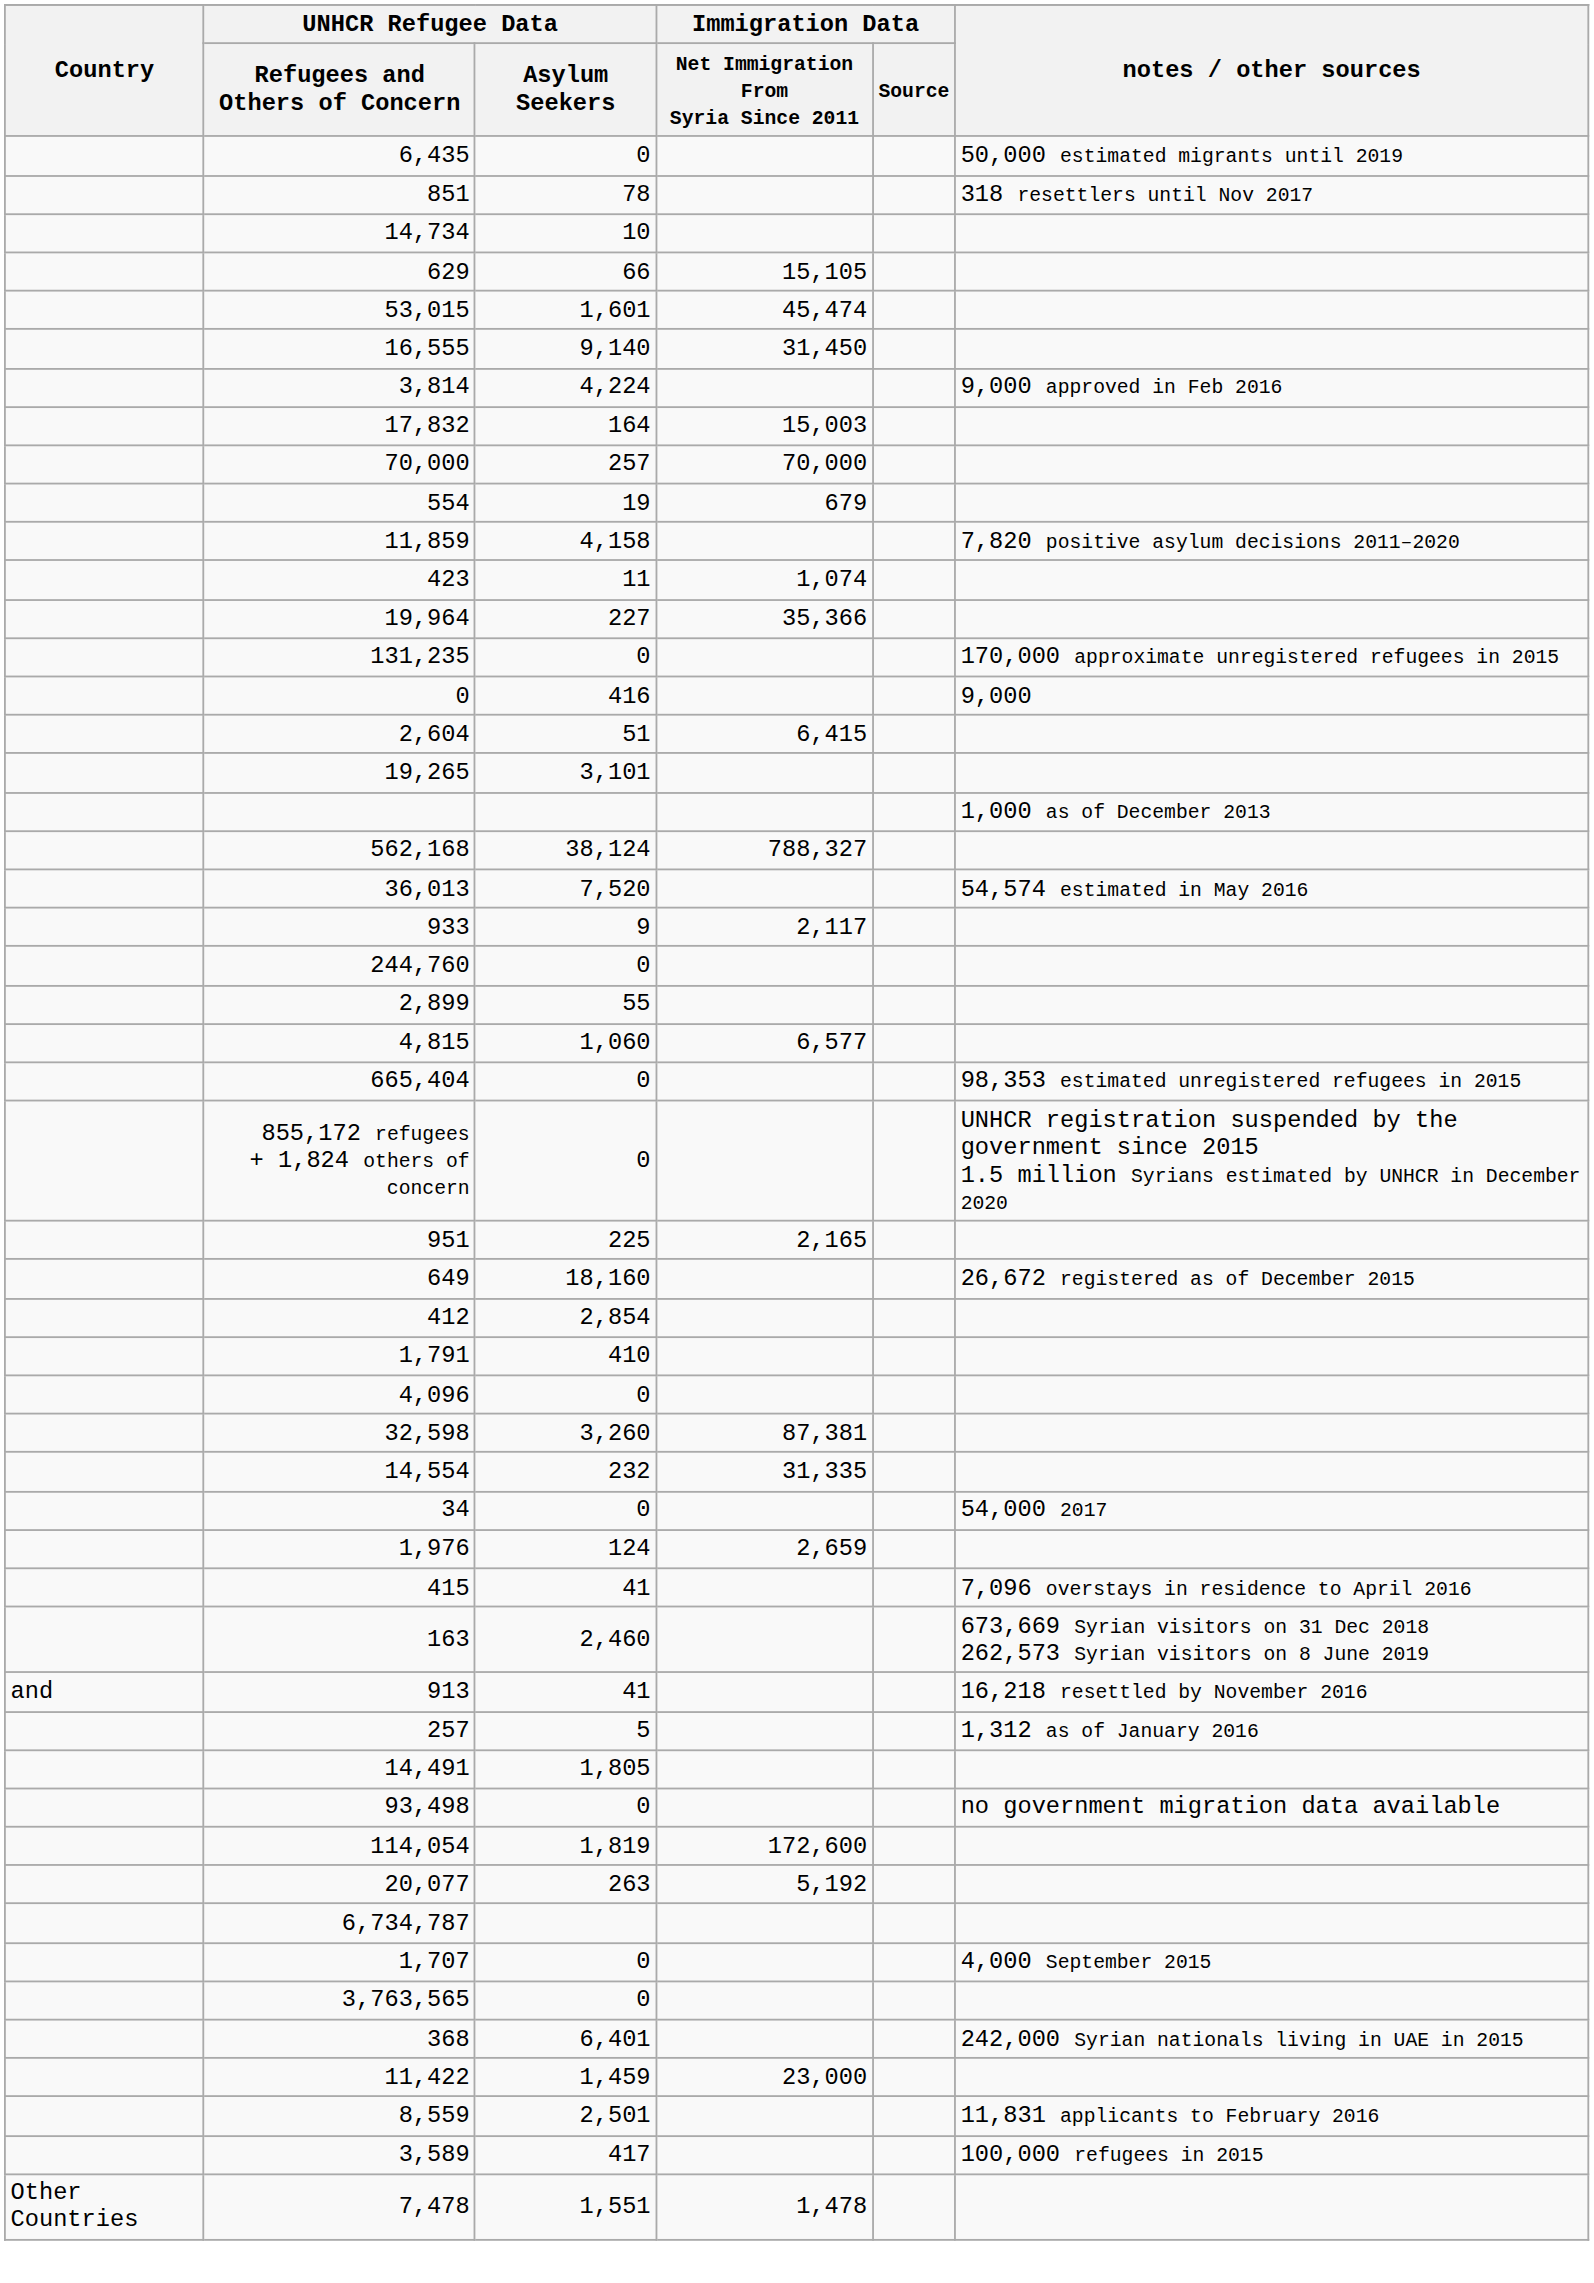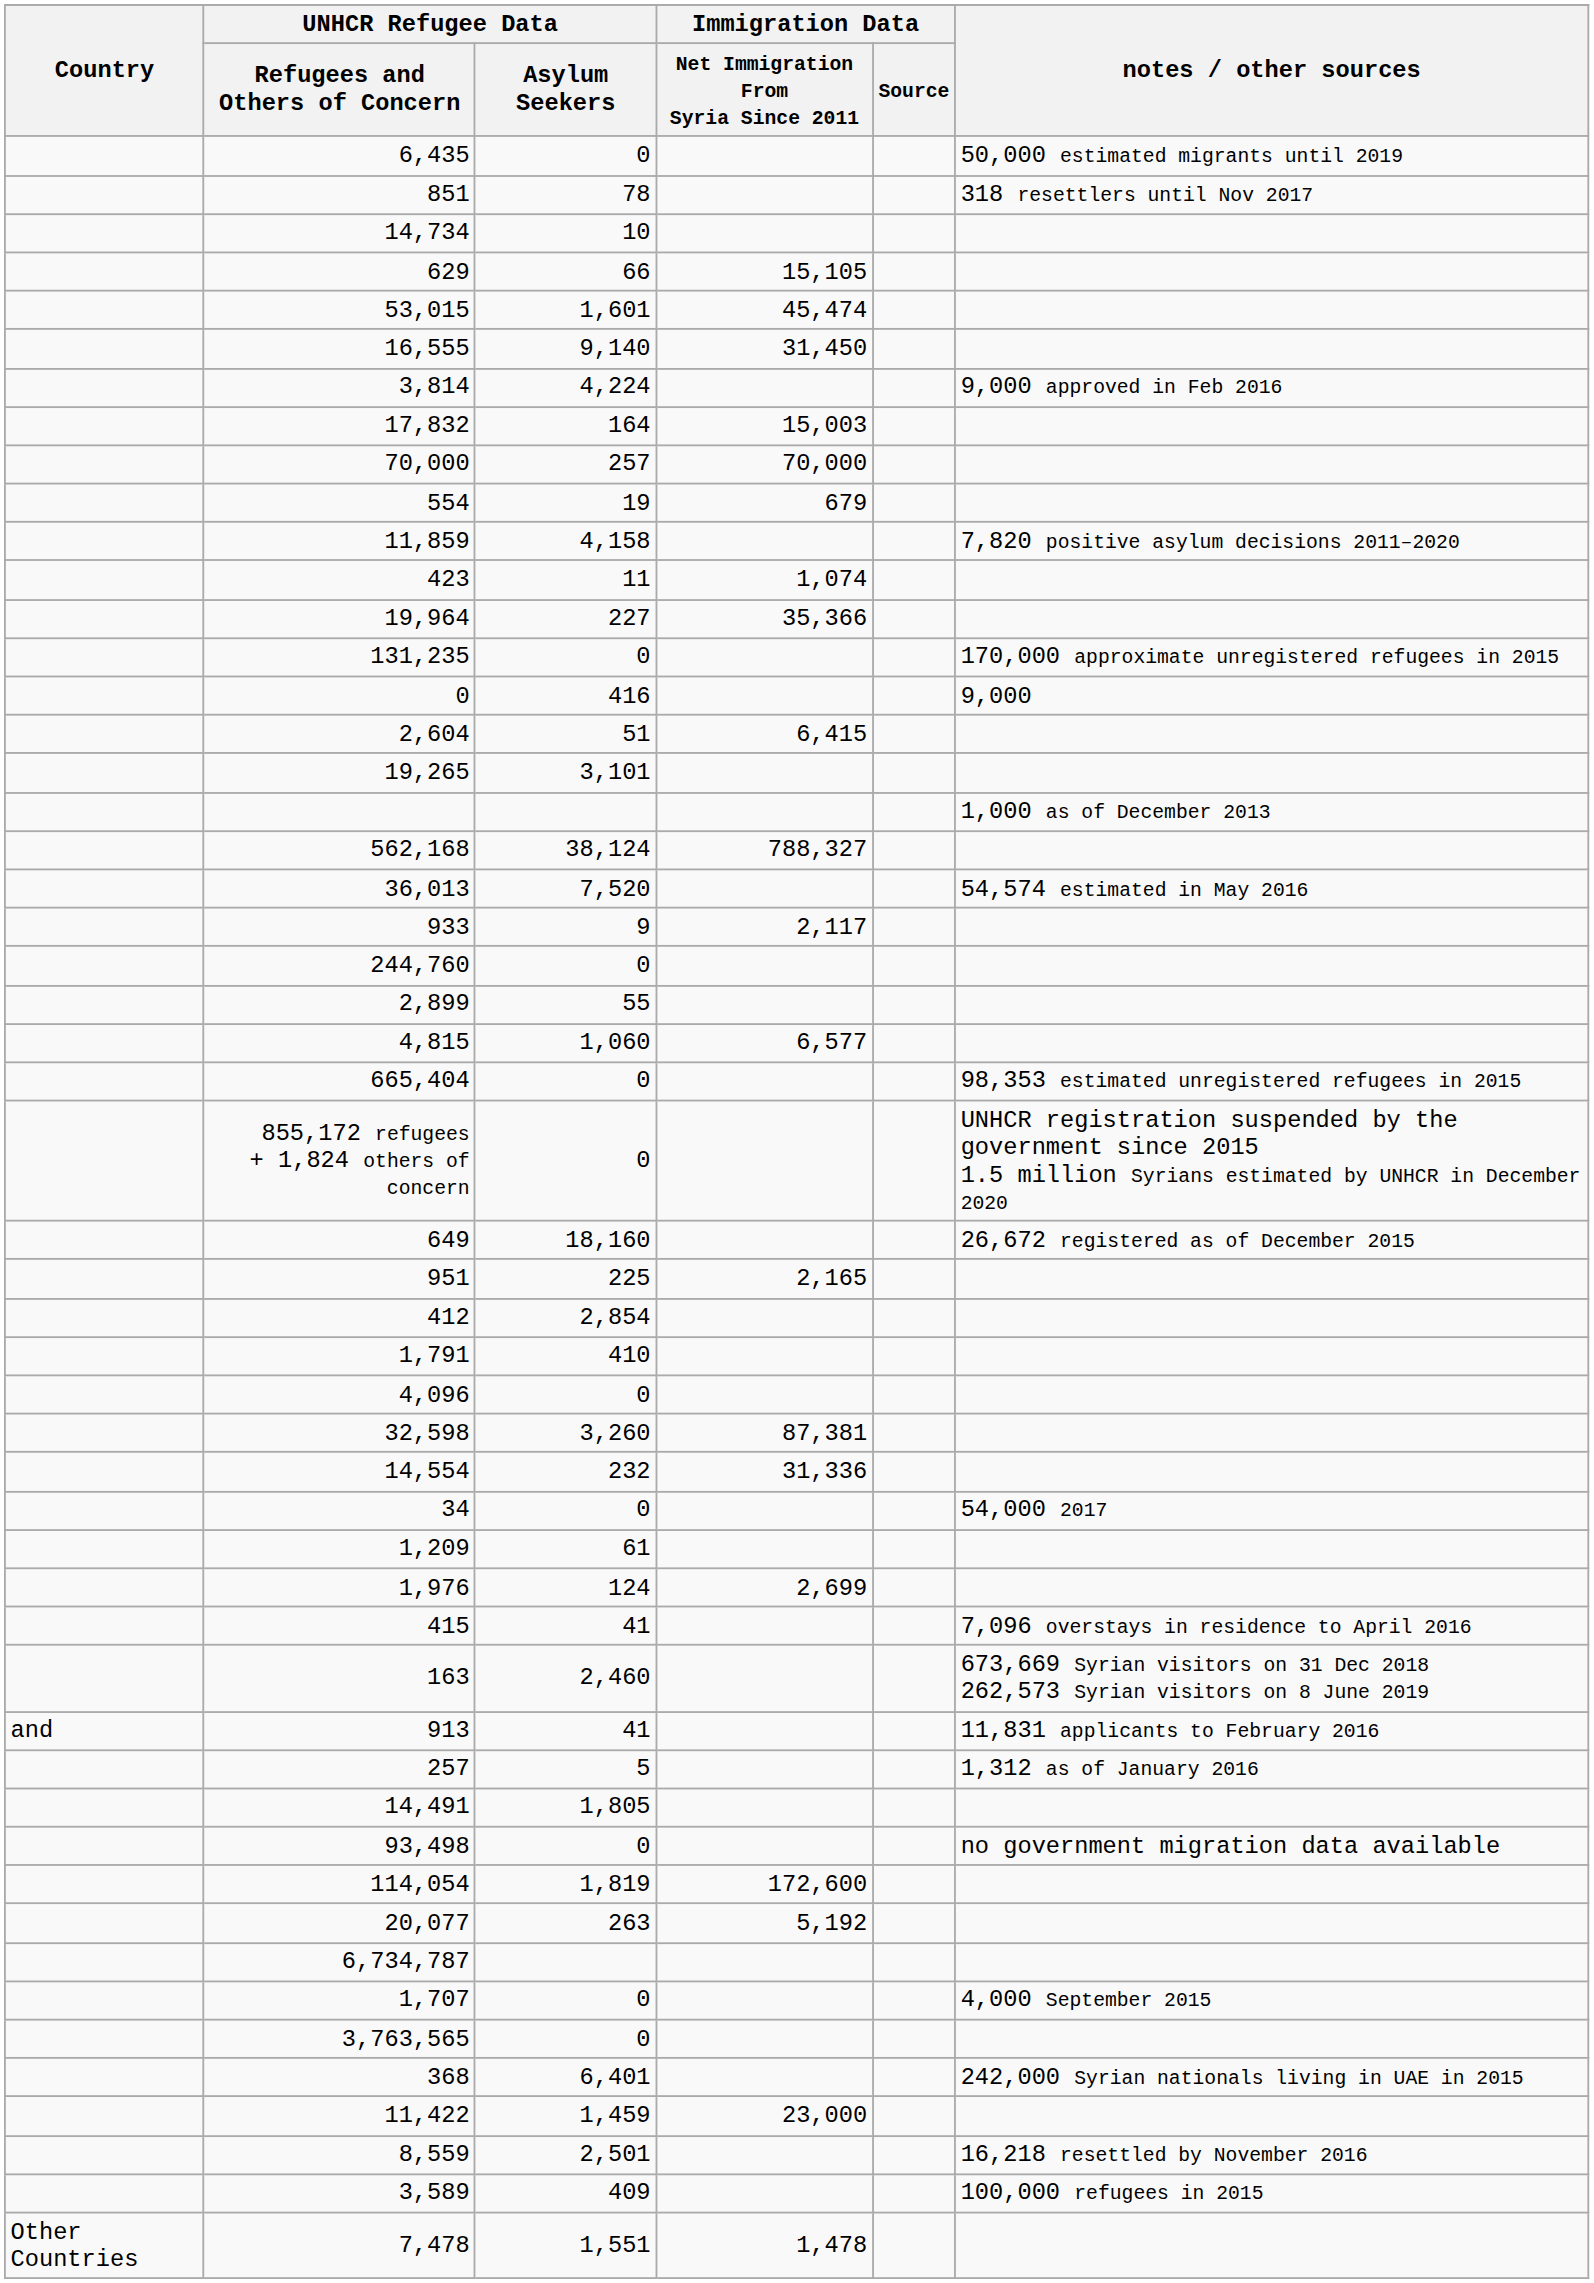rows swapped: (448, 1279) <-> (448, 1240)
(825, 1472) 31,335 -> (825, 1472) 31,336
+ row: (434, 1549)
(832, 1549) 2,659 -> (832, 1587) 2,699
(1164, 1692) 16,218 resettled by November 2016 -> (1170, 1730) 11,831 applicants to February 2016
(1170, 2116) 11,831 applicants to February 2016 -> (1164, 2155) 16,218 resettled by November 2016
(629, 2155) 417 -> (629, 2193) 409
